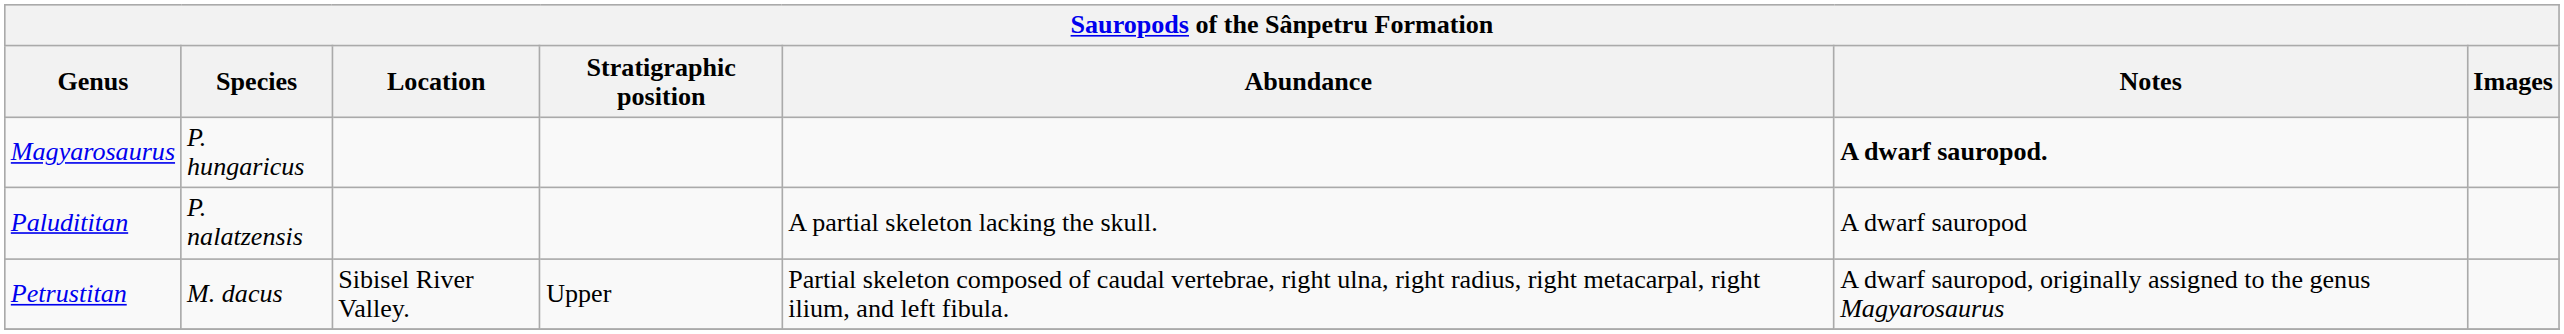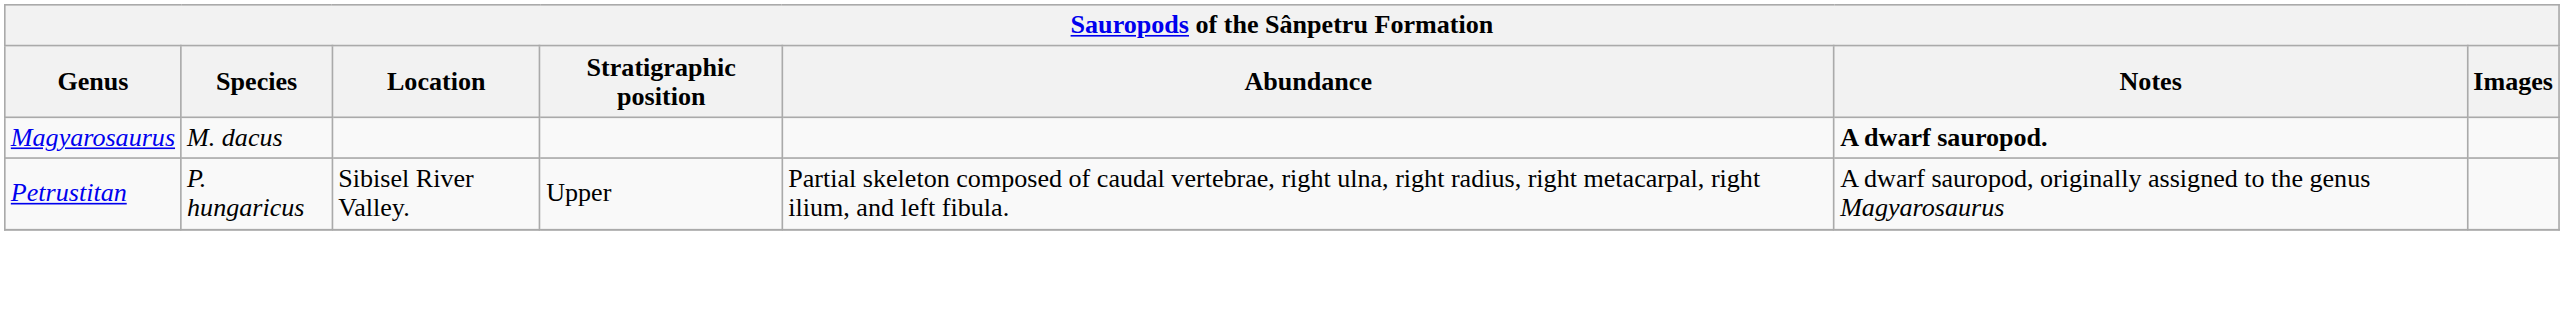(246, 151) P. hungaricus -> (235, 137) M. dacus
- row: (70, 222)
(235, 293) M. dacus -> (246, 193) P. hungaricus
